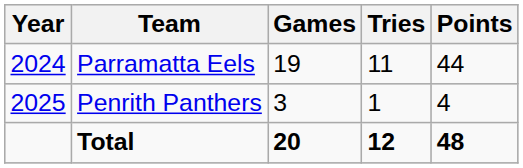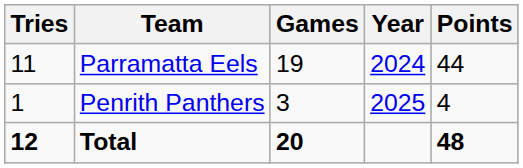columns swapped: (38, 24) <-> (396, 24)
